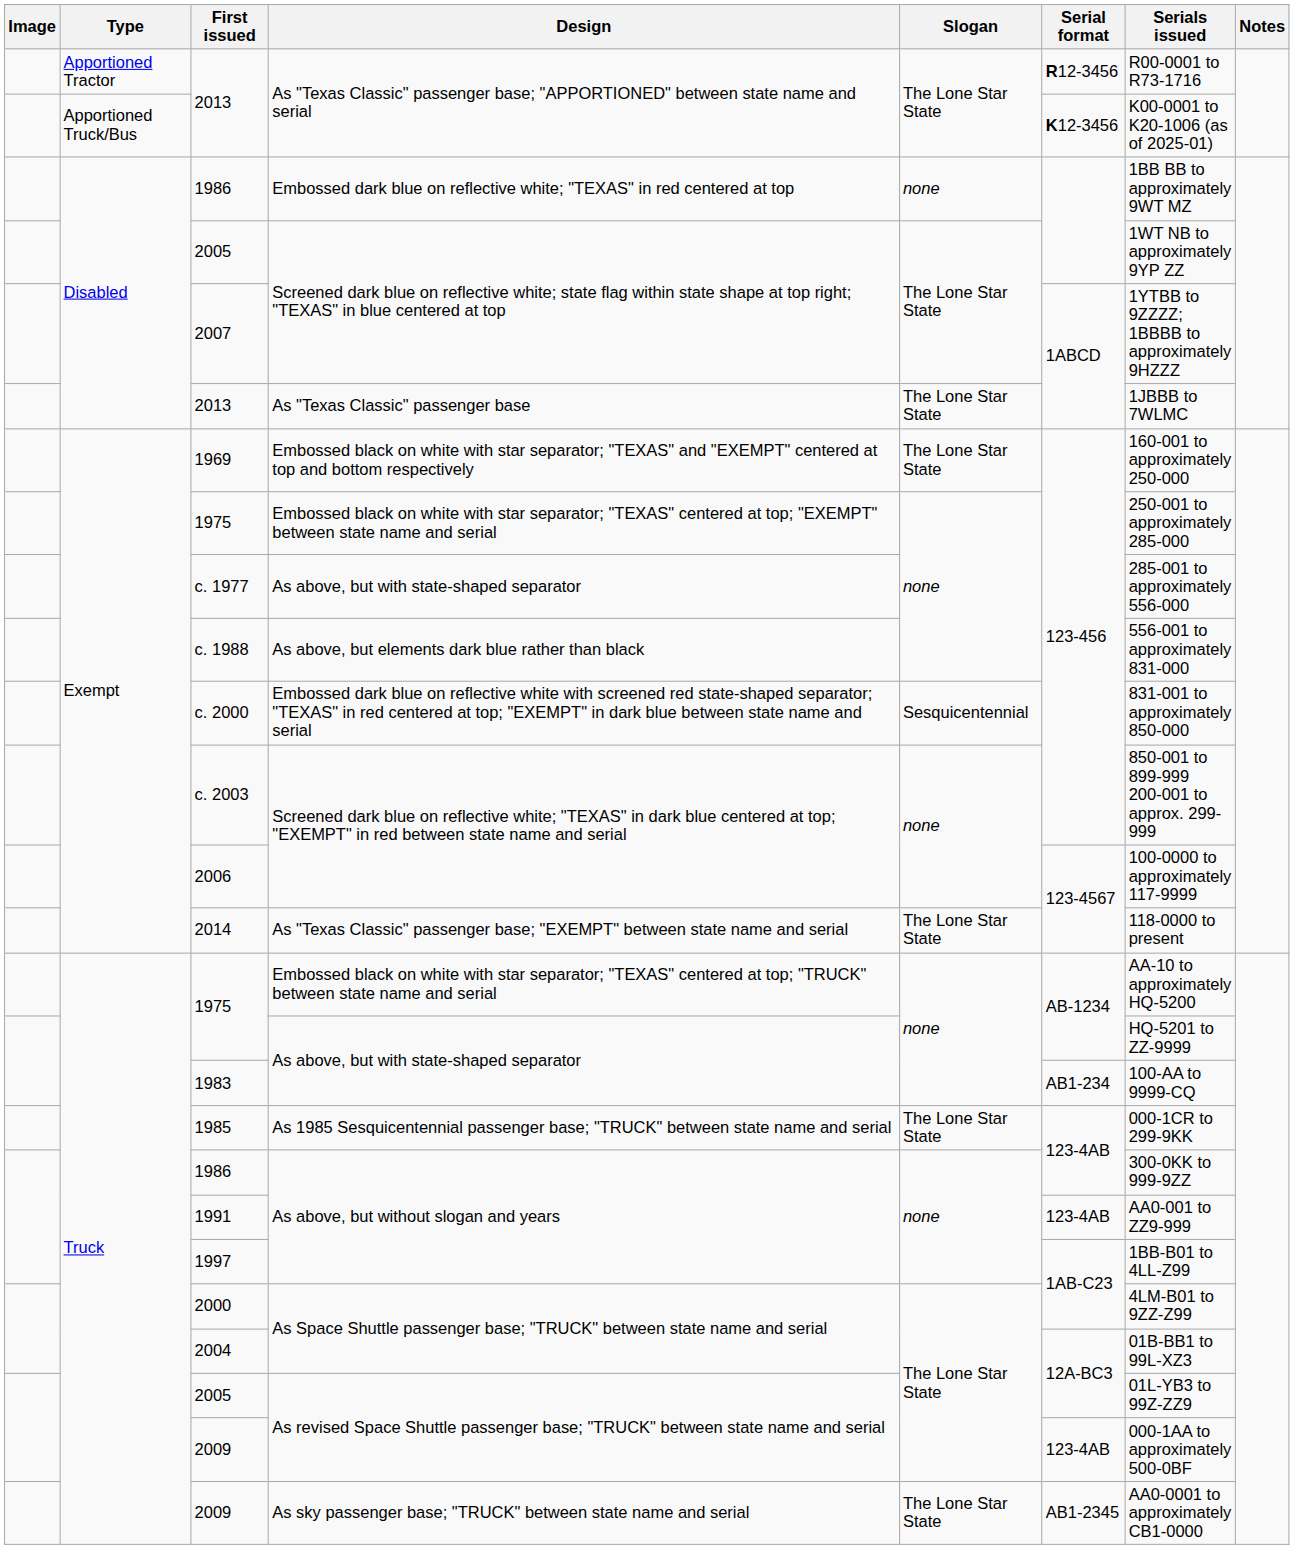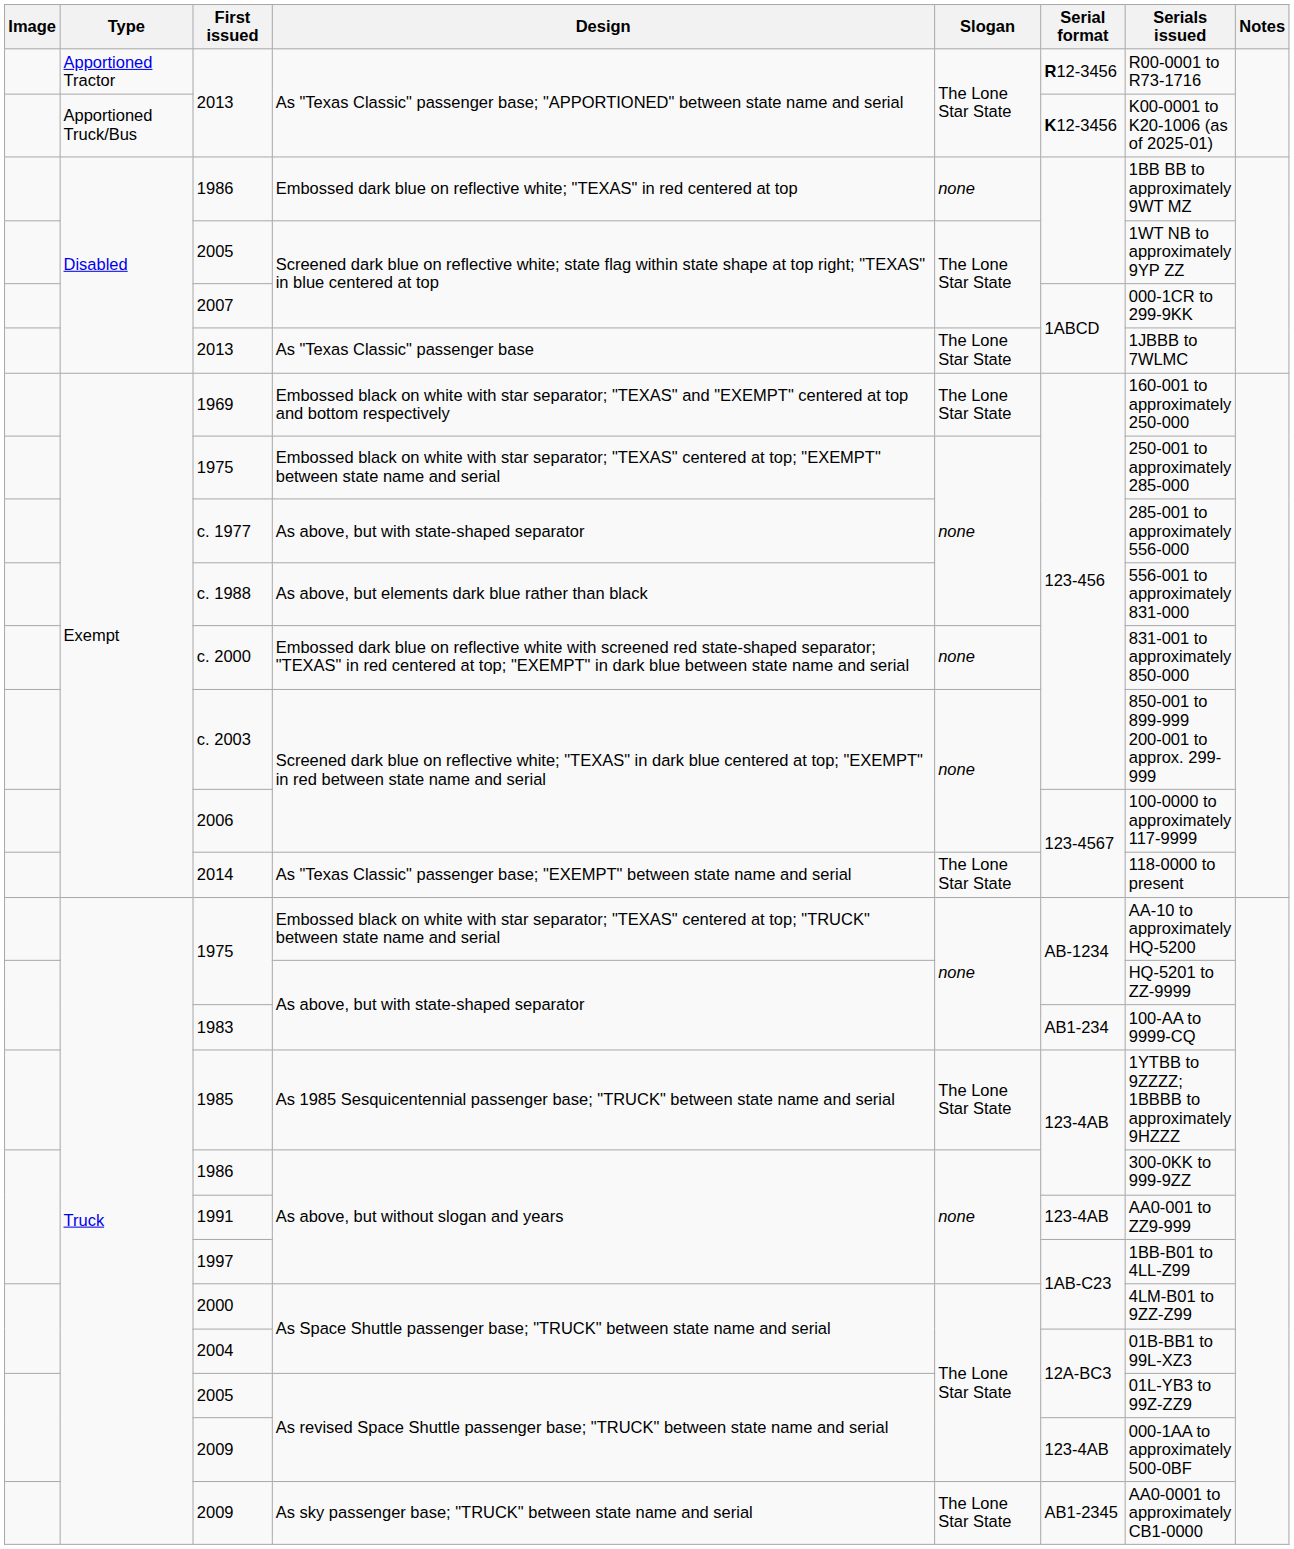(1180, 333) 1YTBB to 9ZZZZ; 1BBBB to approximately 9HZZZ -> (1171, 305) 000-1CR to 299-9KK
(966, 712) Sesquicentennial -> (957, 657) none
(1171, 1127) 000-1CR to 299-9KK -> (1180, 1099) 1YTBB to 9ZZZZ; 1BBBB to approximately 9HZZZ
